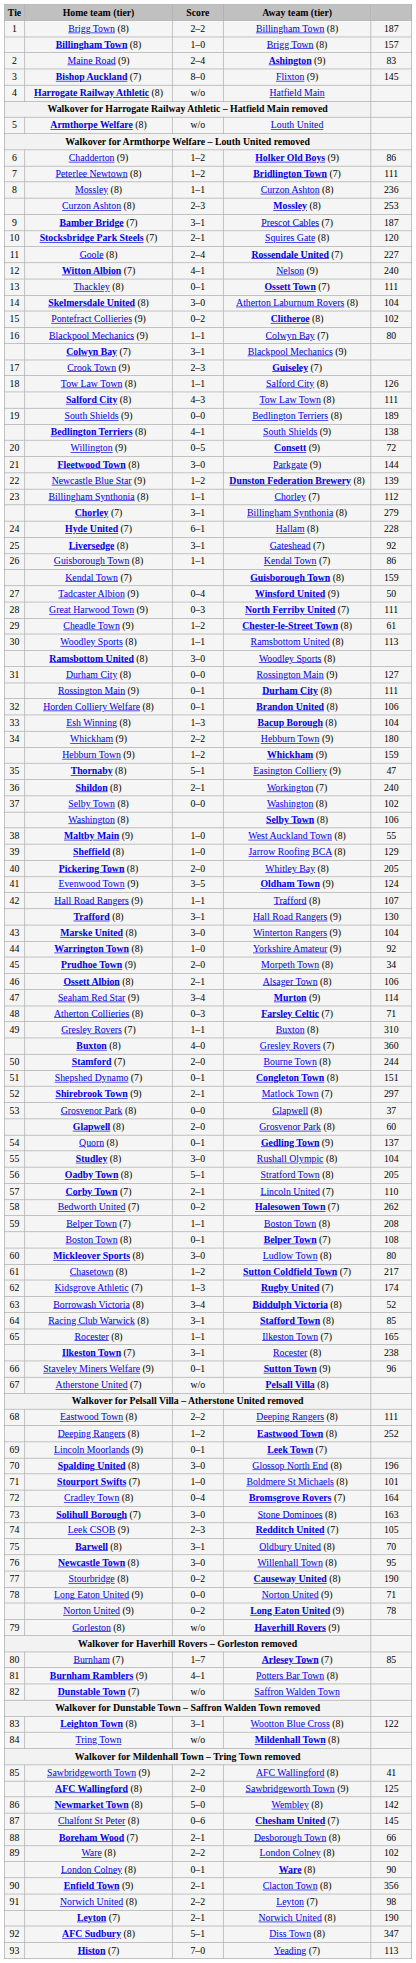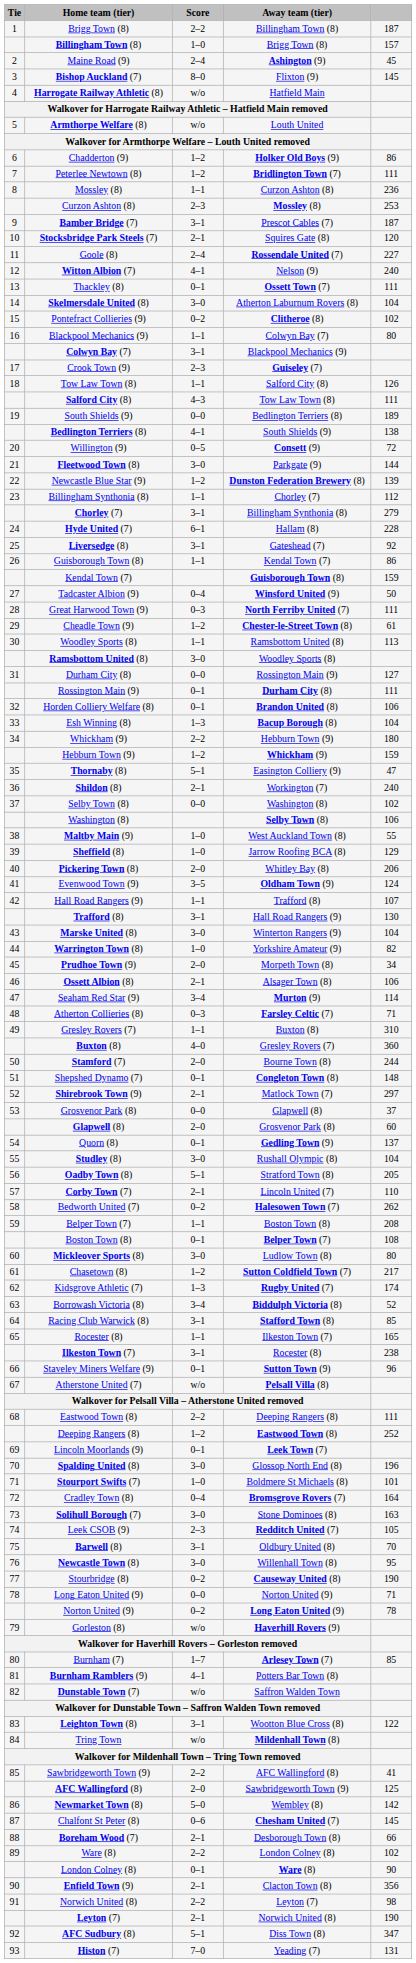(391, 61) 83 -> (391, 61) 45
(391, 868) 205 -> (391, 868) 206
(391, 949) 92 -> (391, 949) 82
(391, 1078) 151 -> (391, 1078) 148
(391, 1950) 113 -> (391, 1950) 131
